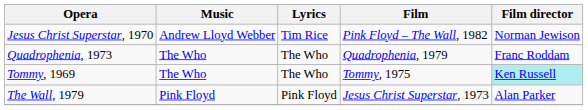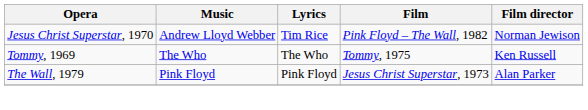- row: (60, 54)
(525, 74) paleturquoise background -> (525, 54) no background
